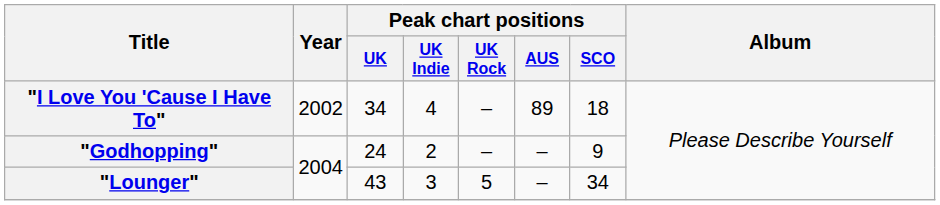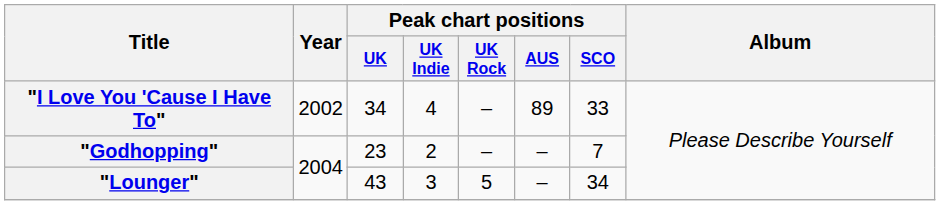(598, 108) 18 -> (598, 108) 33
(375, 151) 24 -> (375, 151) 23
(598, 151) 9 -> (598, 151) 7
